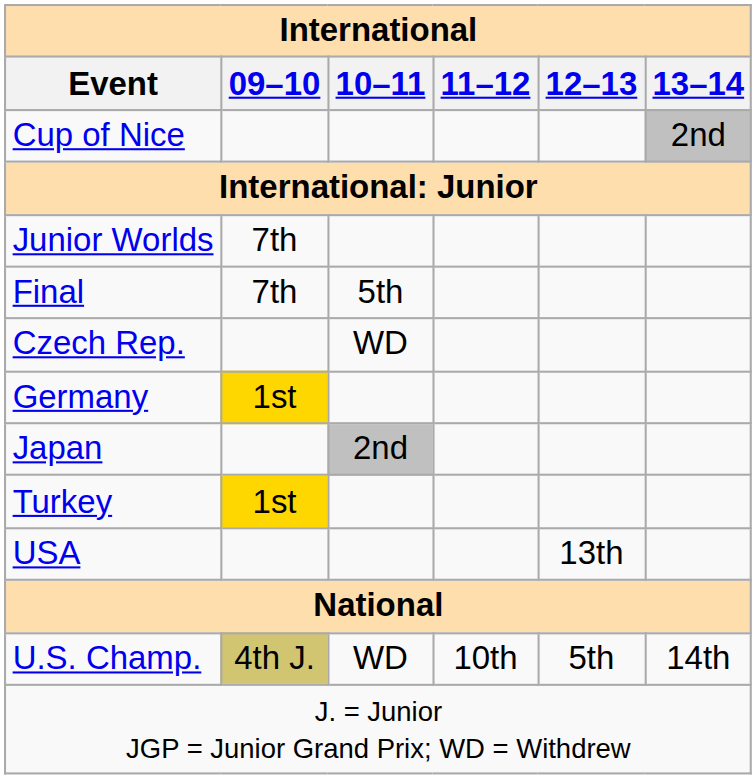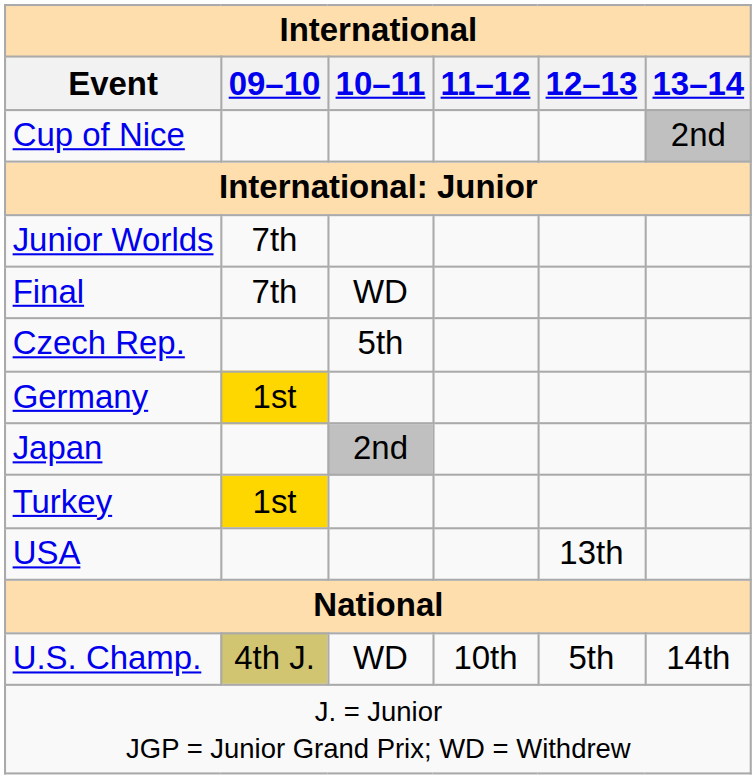(380, 291) 5th -> (380, 291) WD
(380, 344) WD -> (380, 344) 5th
